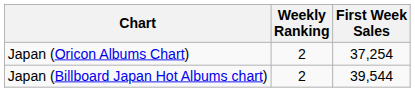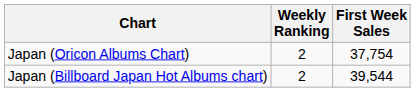(372, 53) 37,254 -> (372, 53) 37,754
